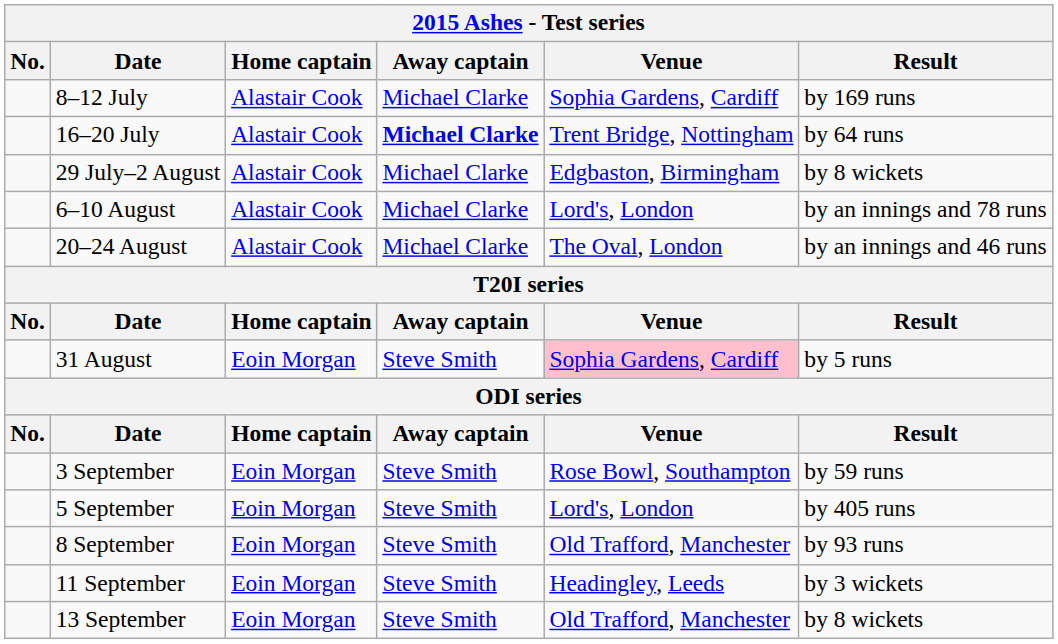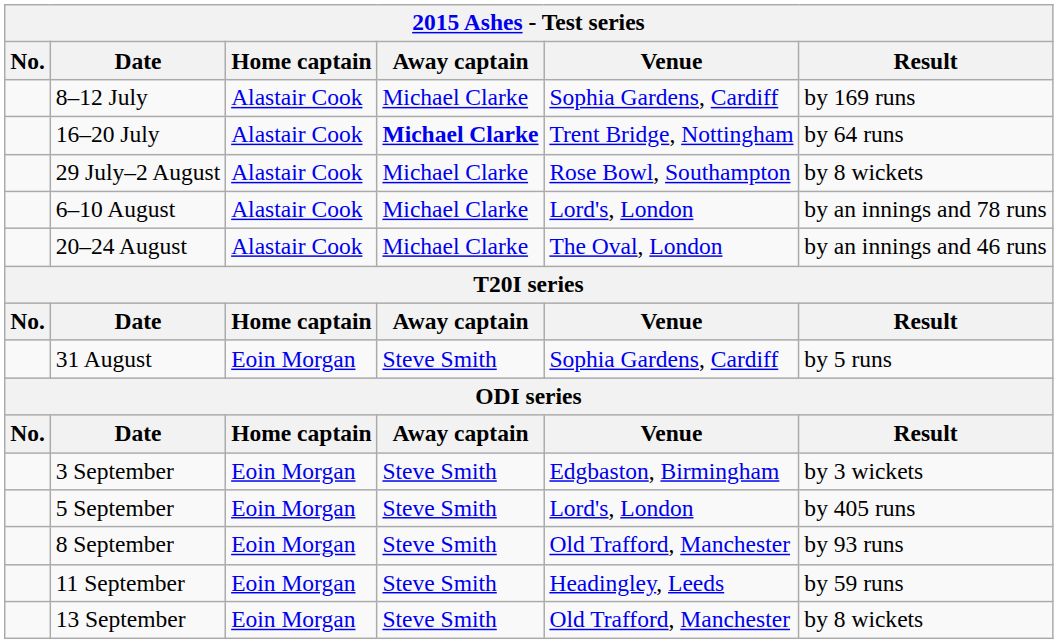(664, 172) Edgbaston, Birmingham -> (670, 172) Rose Bowl, Southampton
(664, 358) pink background -> (664, 358) no background
(670, 470) Rose Bowl, Southampton -> (664, 470) Edgbaston, Birmingham
(854, 470) by 59 runs -> (864, 470) by 3 wickets
(864, 582) by 3 wickets -> (854, 582) by 59 runs
